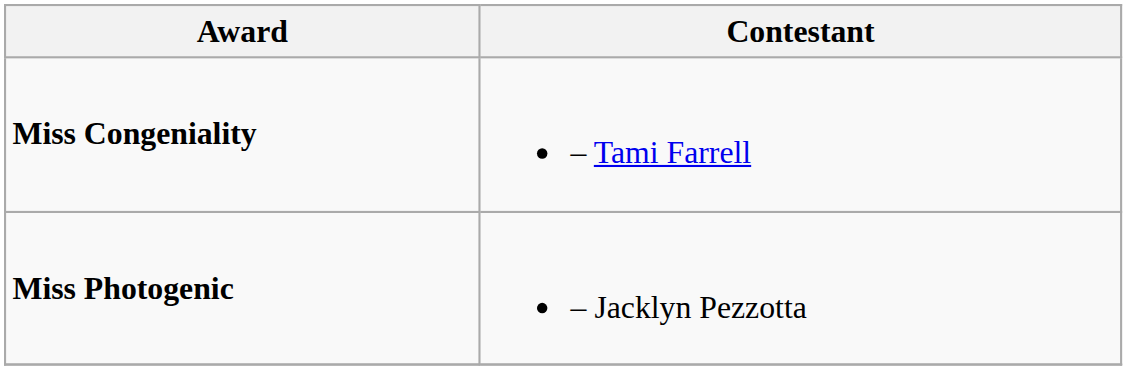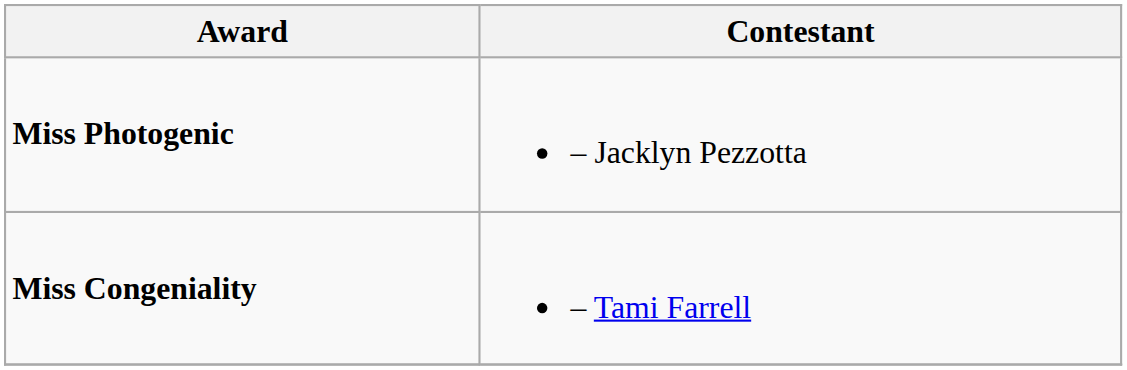rows swapped: (135, 133) <-> (123, 287)
